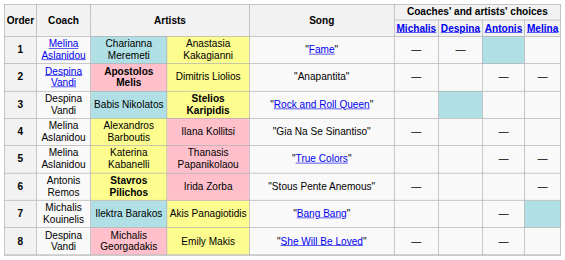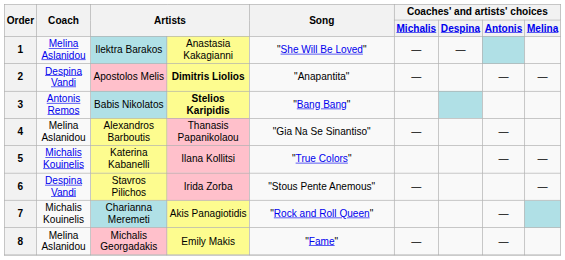(129, 50) Charianna Meremeti -> (129, 50) Ilektra Barakos
(322, 50) "Fame" -> (322, 50) "She Will Be Loved"
(129, 77) bold -> (129, 77) normal
(208, 77) normal -> (208, 77) bold
(64, 104) Despina Vandi -> (64, 104) Antonis Remos
(322, 104) "Rock and Roll Queen" -> (322, 104) "Bang Bang"
(208, 132) Ilana Kollitsi -> (208, 132) Thanasis Papanikolaou
(64, 159) Melina Aslanidou -> (64, 159) Michalis Kouinelis
(208, 159) Thanasis Papanikolaou -> (208, 159) Ilana Kollitsi
(64, 186) Antonis Remos -> (64, 186) Despina Vandi
(129, 186) bold -> (129, 186) normal
(129, 214) Ilektra Barakos -> (129, 214) Charianna Meremeti
(322, 214) "Bang Bang" -> (322, 214) "Rock and Roll Queen"
(64, 241) Despina Vandi -> (64, 241) Melina Aslanidou
(322, 241) "She Will Be Loved" -> (322, 241) "Fame"
